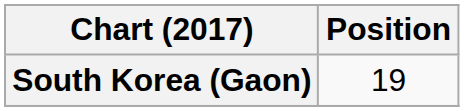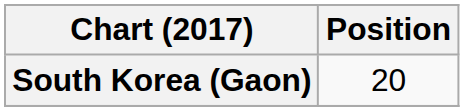(389, 79) 19 -> (389, 79) 20
